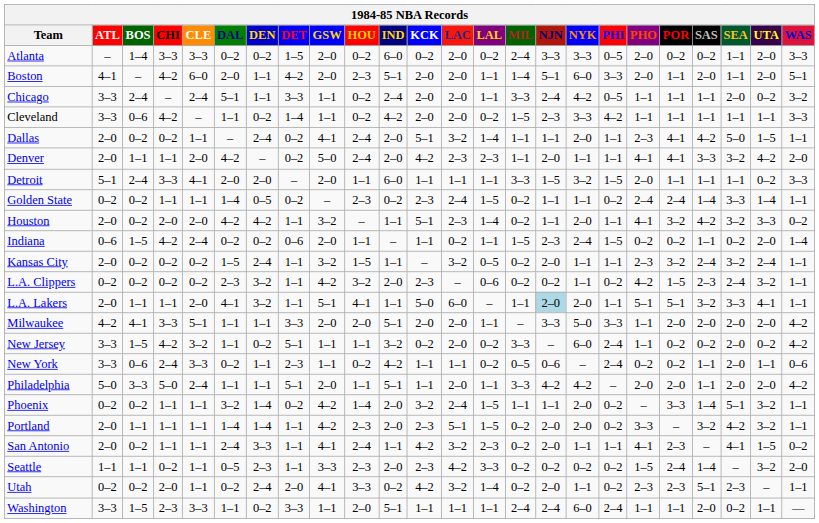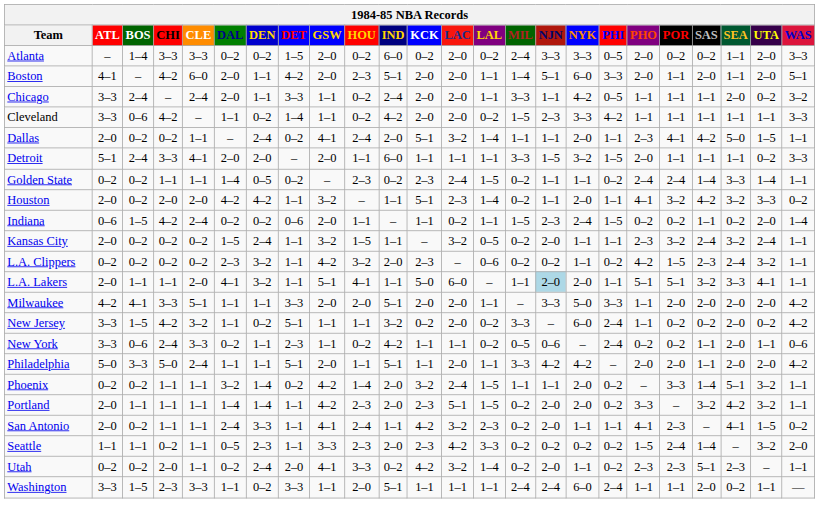(230, 97) 5–1 -> (230, 97) 2–0
(551, 97) 2–4 -> (551, 97) 1–1
- row: (26, 158)
